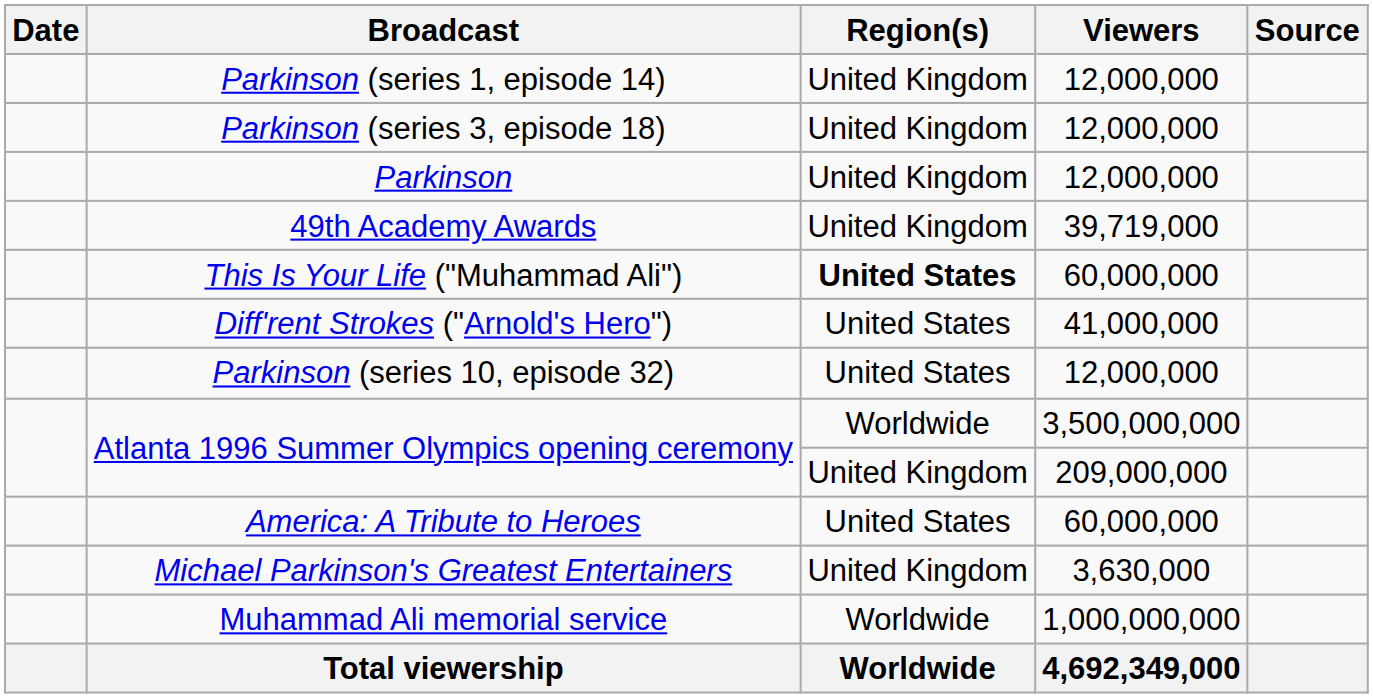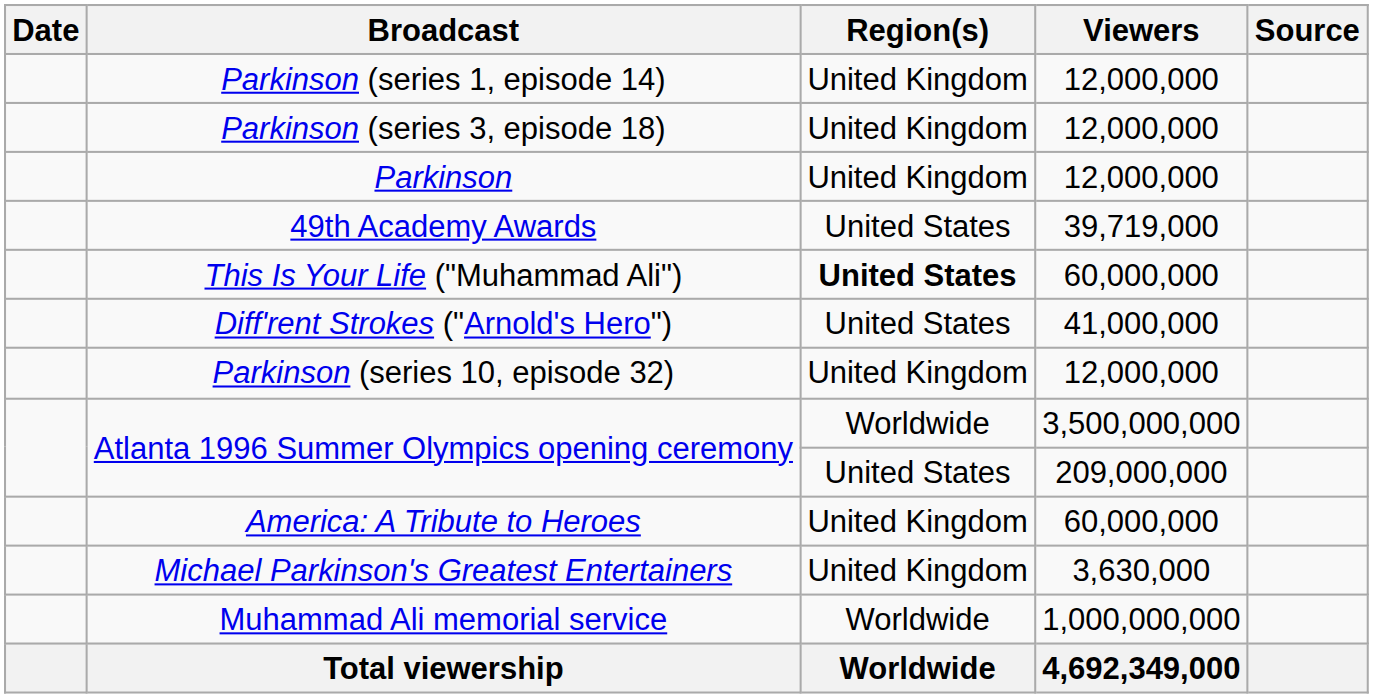(918, 226) United Kingdom -> (918, 226) United States
(918, 373) United States -> (918, 373) United Kingdom
(918, 472) United Kingdom -> (918, 472) United States
(918, 521) United States -> (918, 521) United Kingdom
